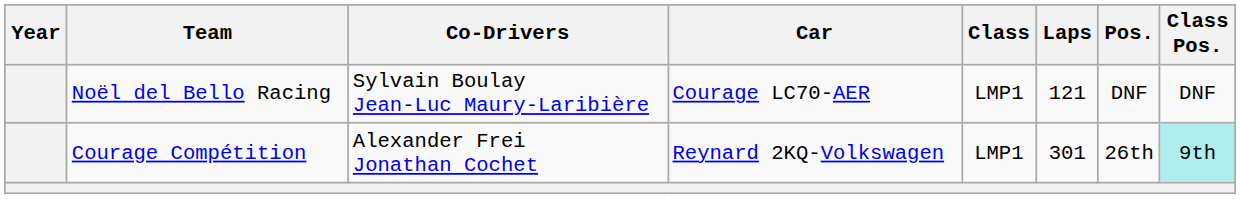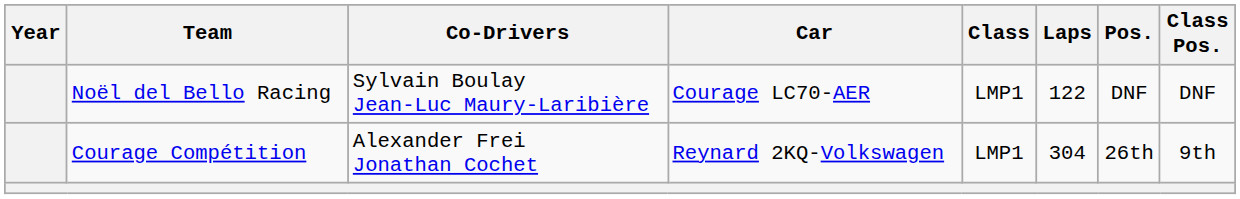(1067, 93) 121 -> (1067, 93) 122
(1067, 153) 301 -> (1067, 153) 304
(1198, 153) paleturquoise background -> (1198, 153) no background
